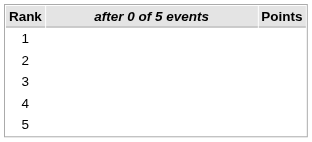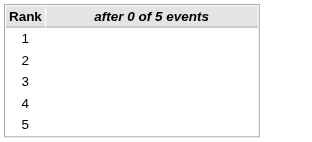- column: (282, 16)
